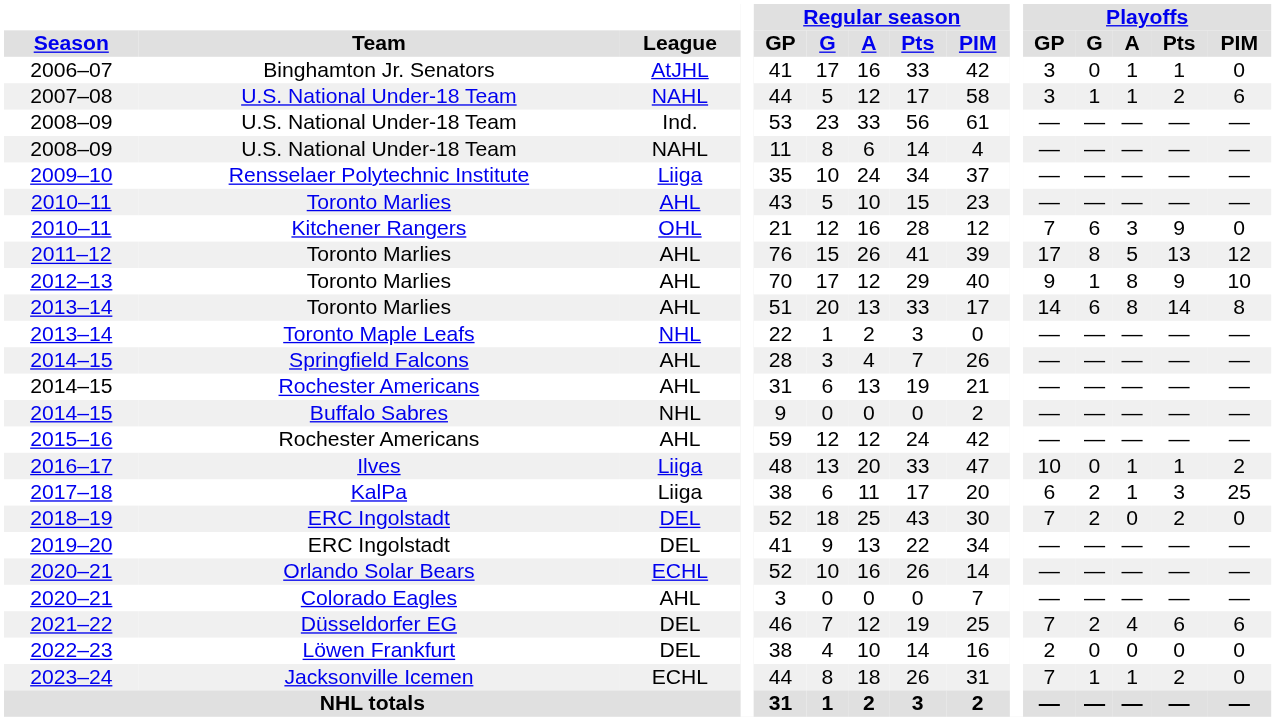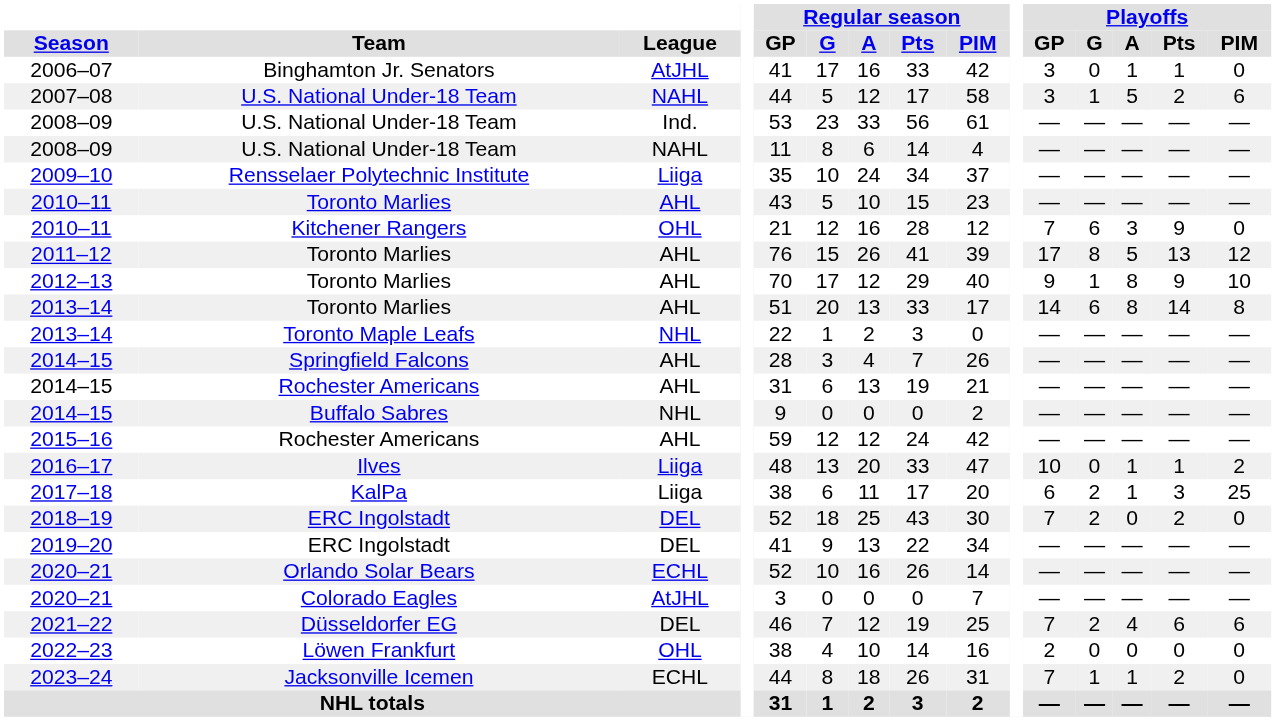(1132, 96) 1 -> (1132, 96) 5
(680, 597) AHL -> (680, 597) AtJHL
(680, 650) DEL -> (680, 650) OHL
